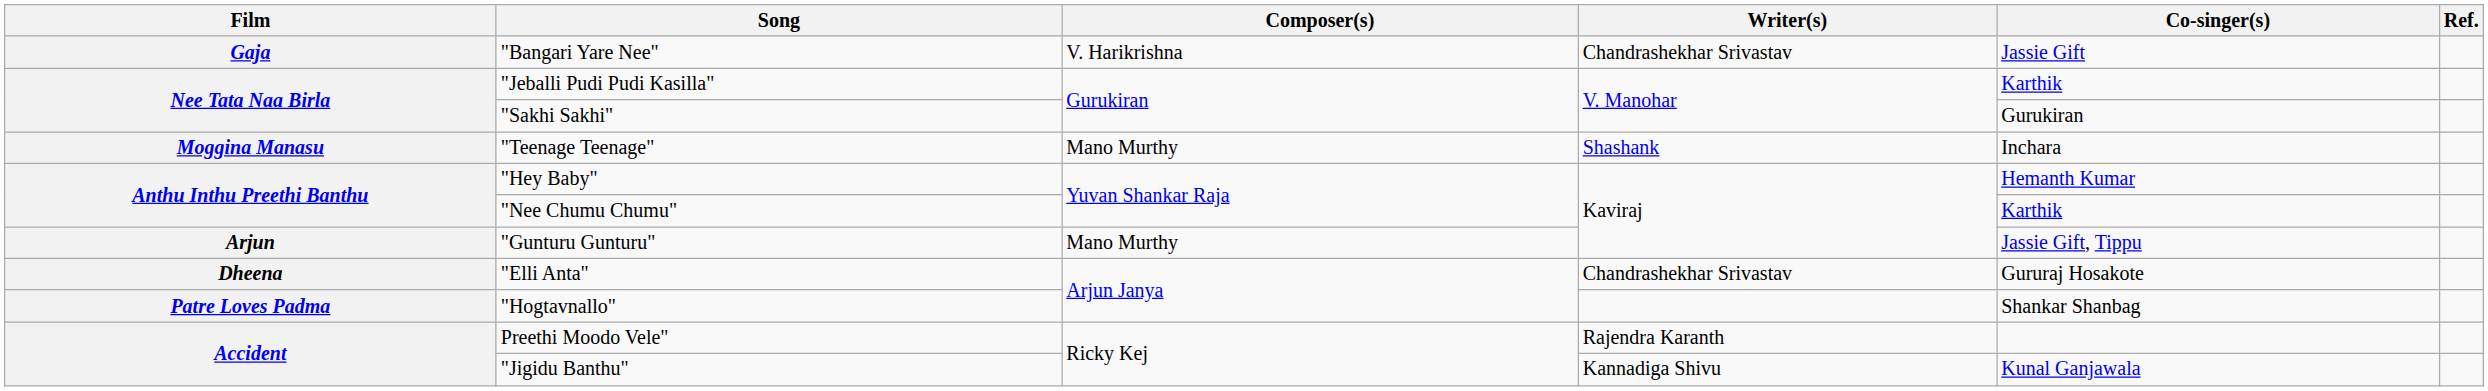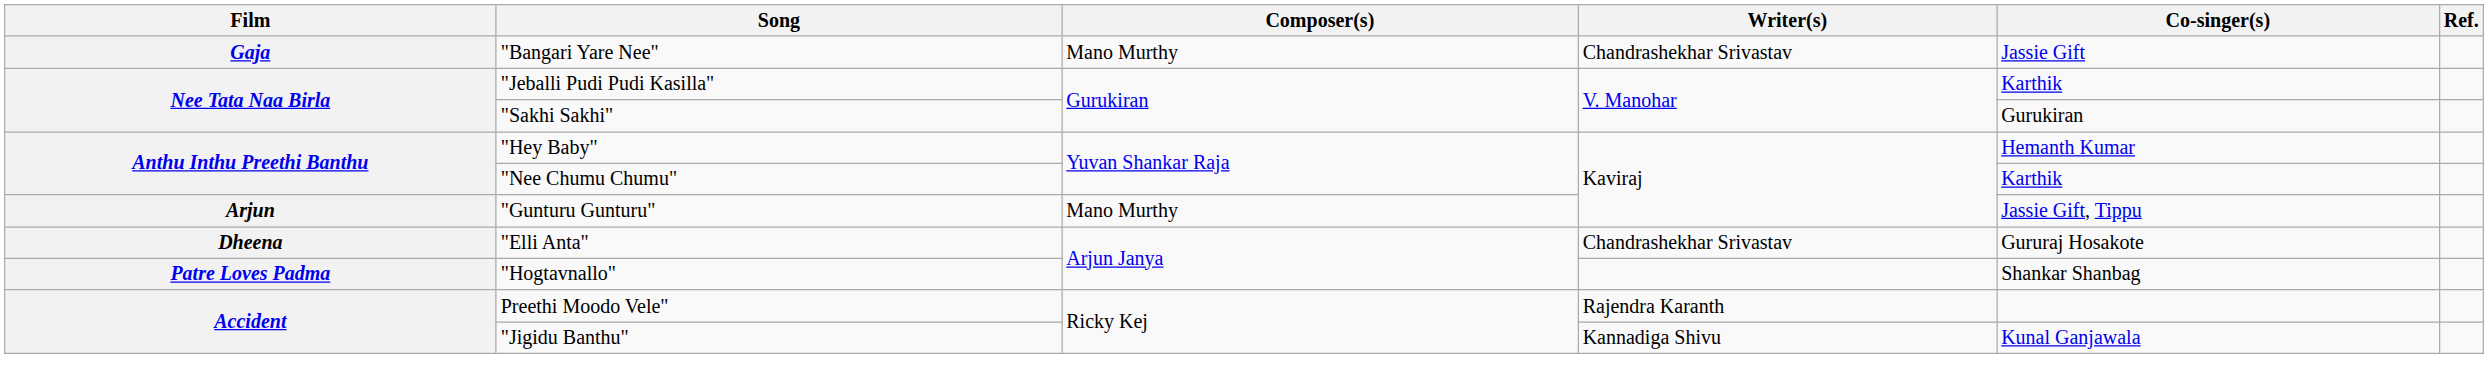(1124, 52) V. Harikrishna -> (1122, 52) Mano Murthy
- row: (578, 147)
